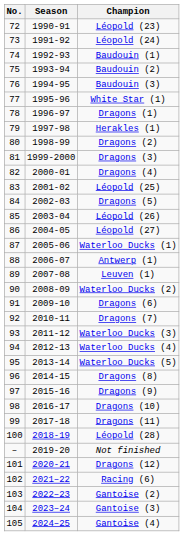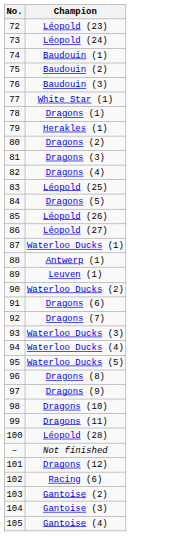- column: (51, 12)
